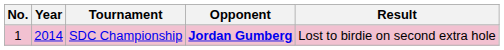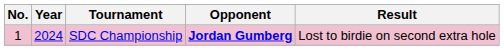(49, 35) 2014 -> (49, 35) 2024
